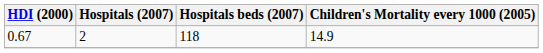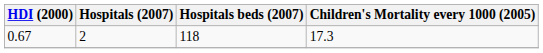(322, 36) 14.9 -> (322, 36) 17.3
